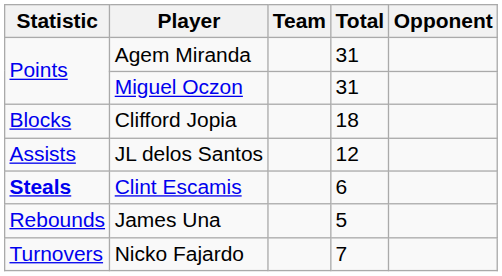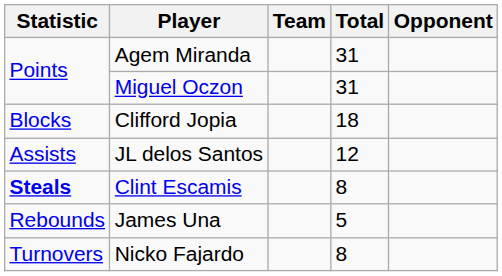(341, 187) 6 -> (341, 187) 8
(341, 253) 7 -> (341, 253) 8
